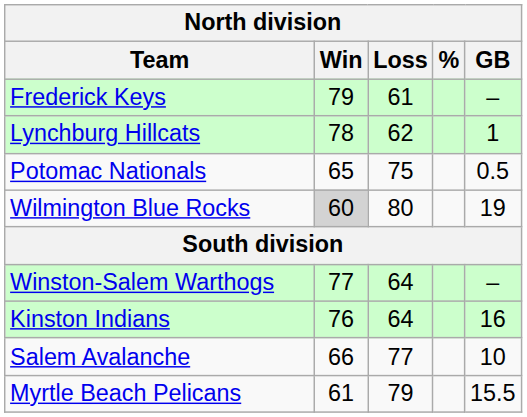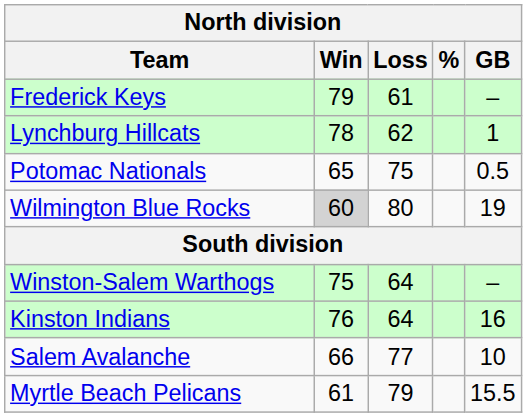(341, 282) 77 -> (341, 282) 75
